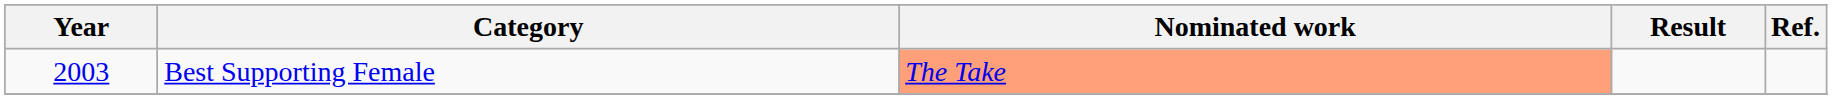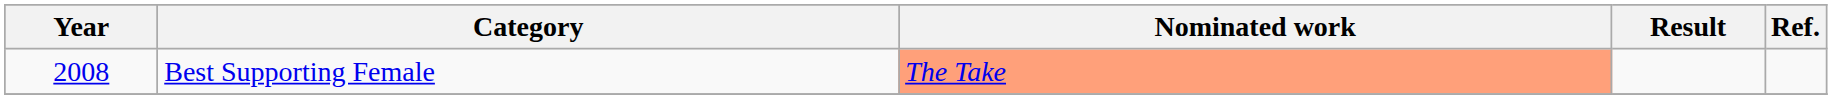(81, 71) 2003 -> (81, 71) 2008
